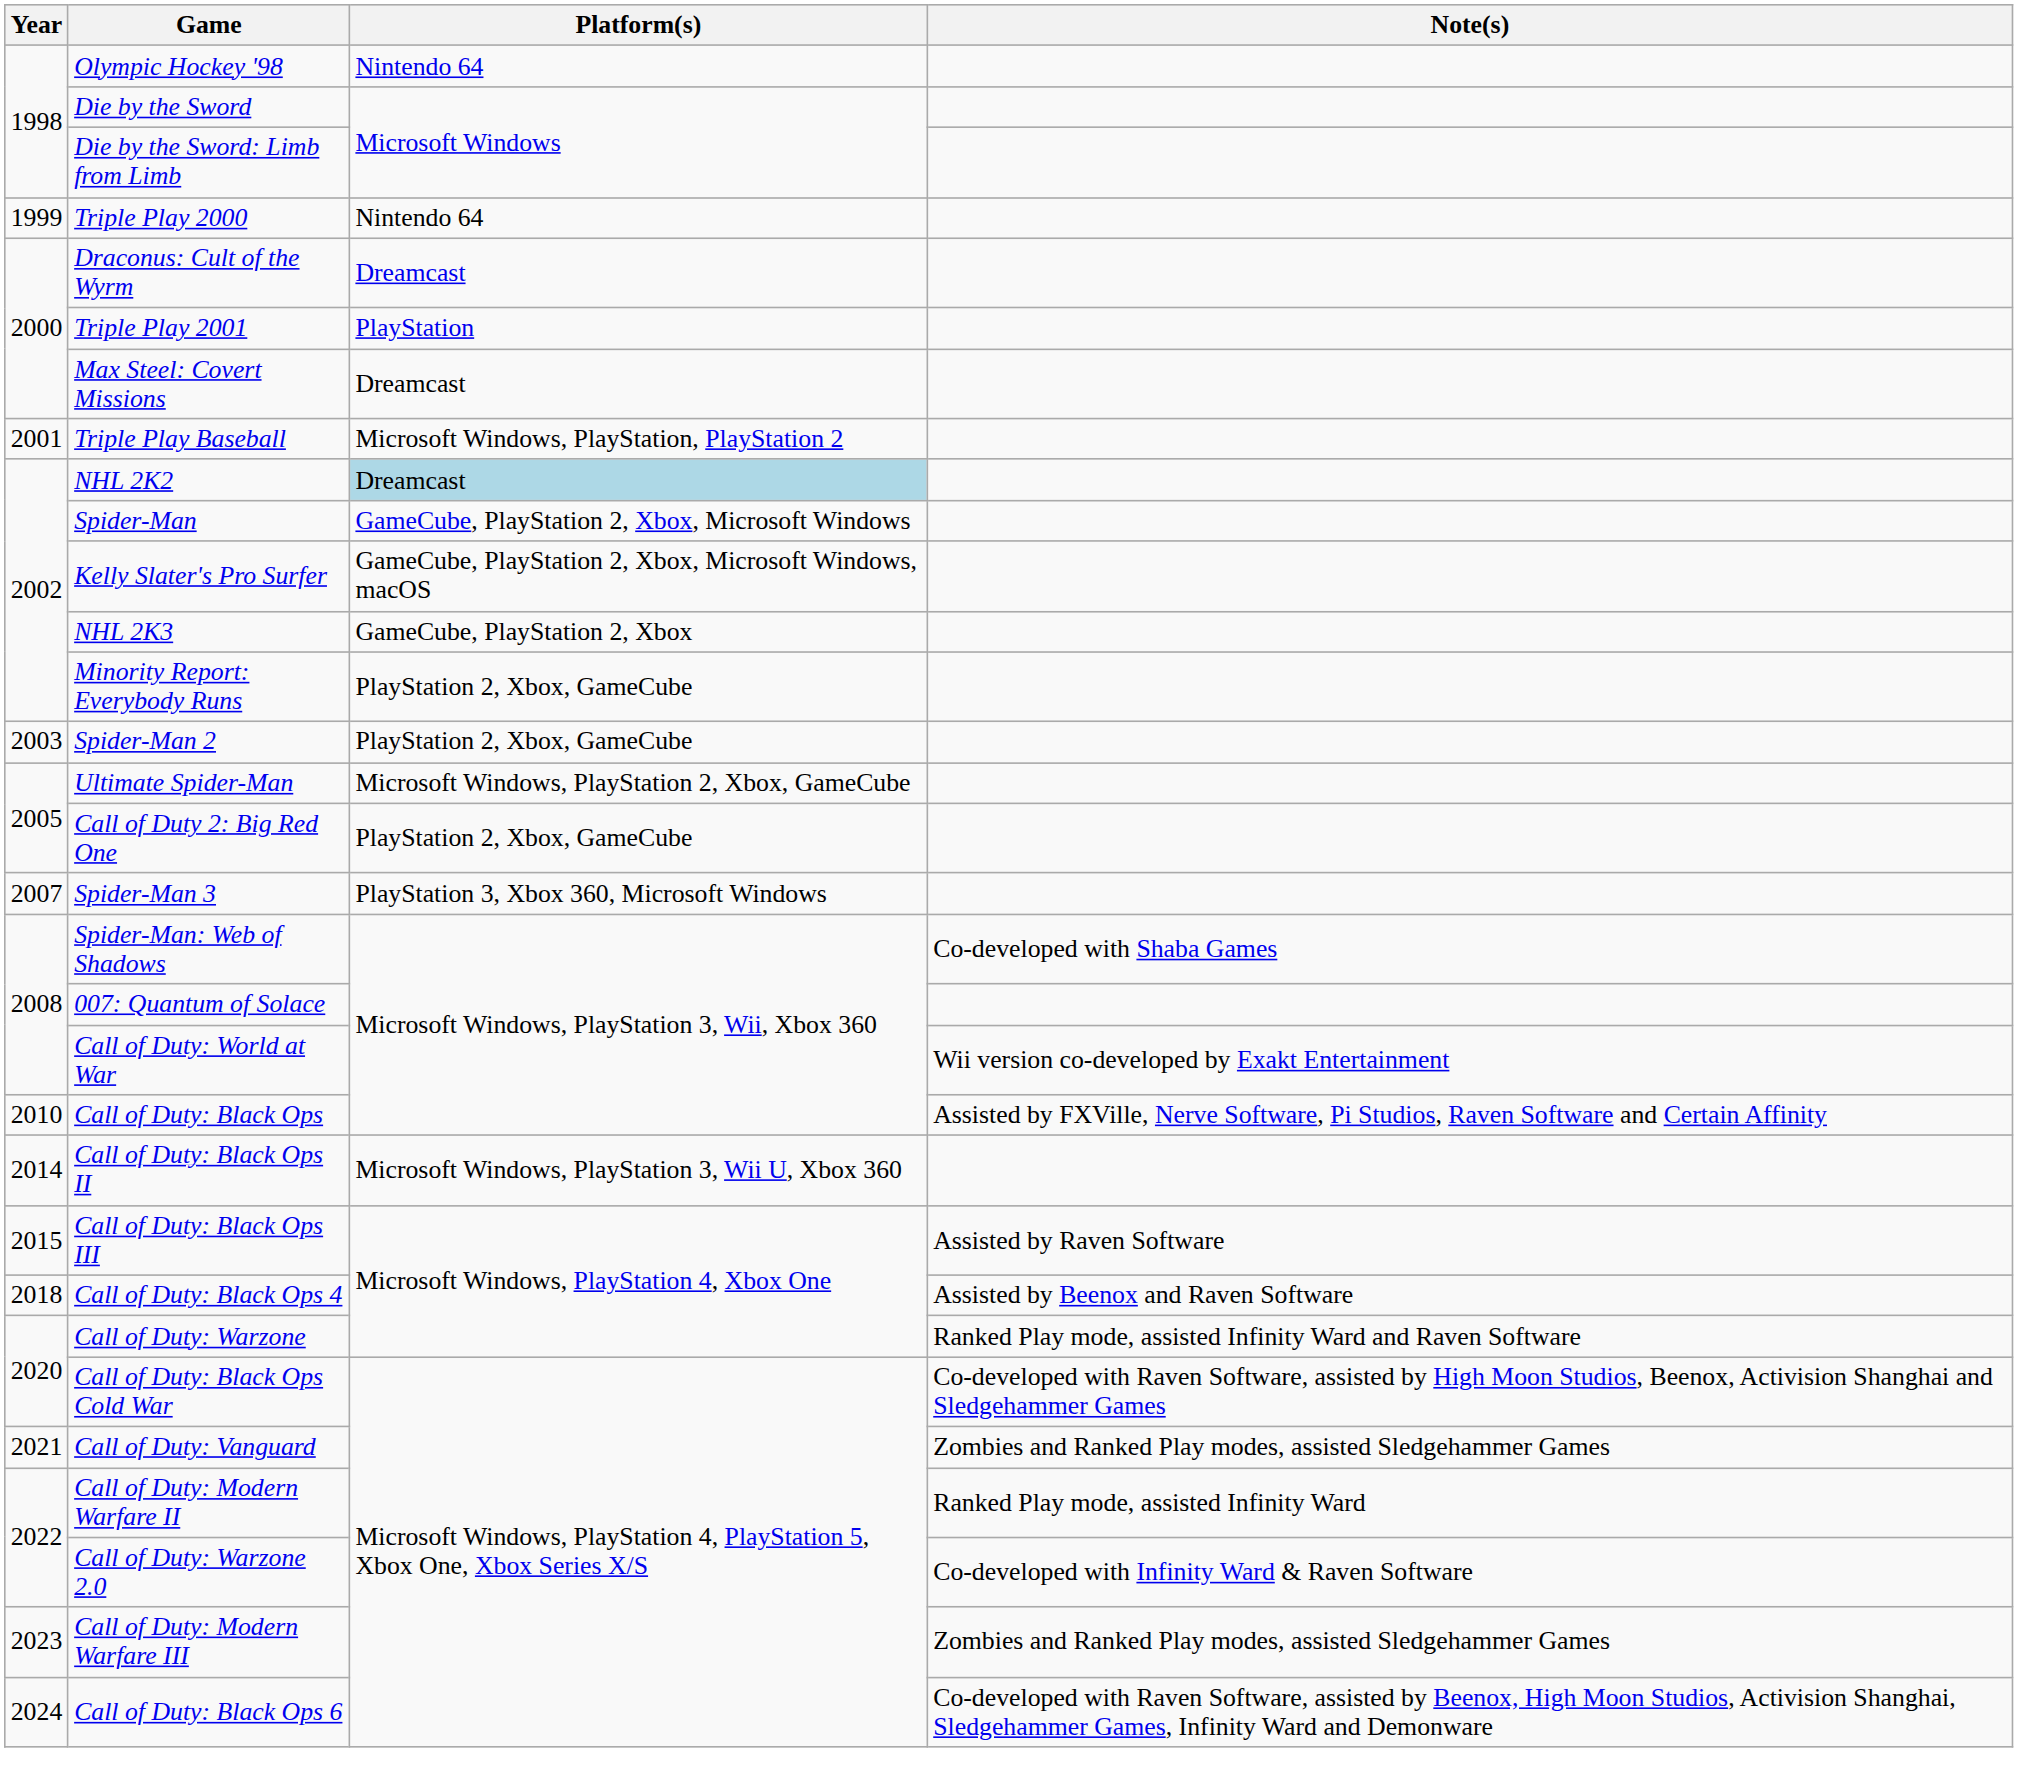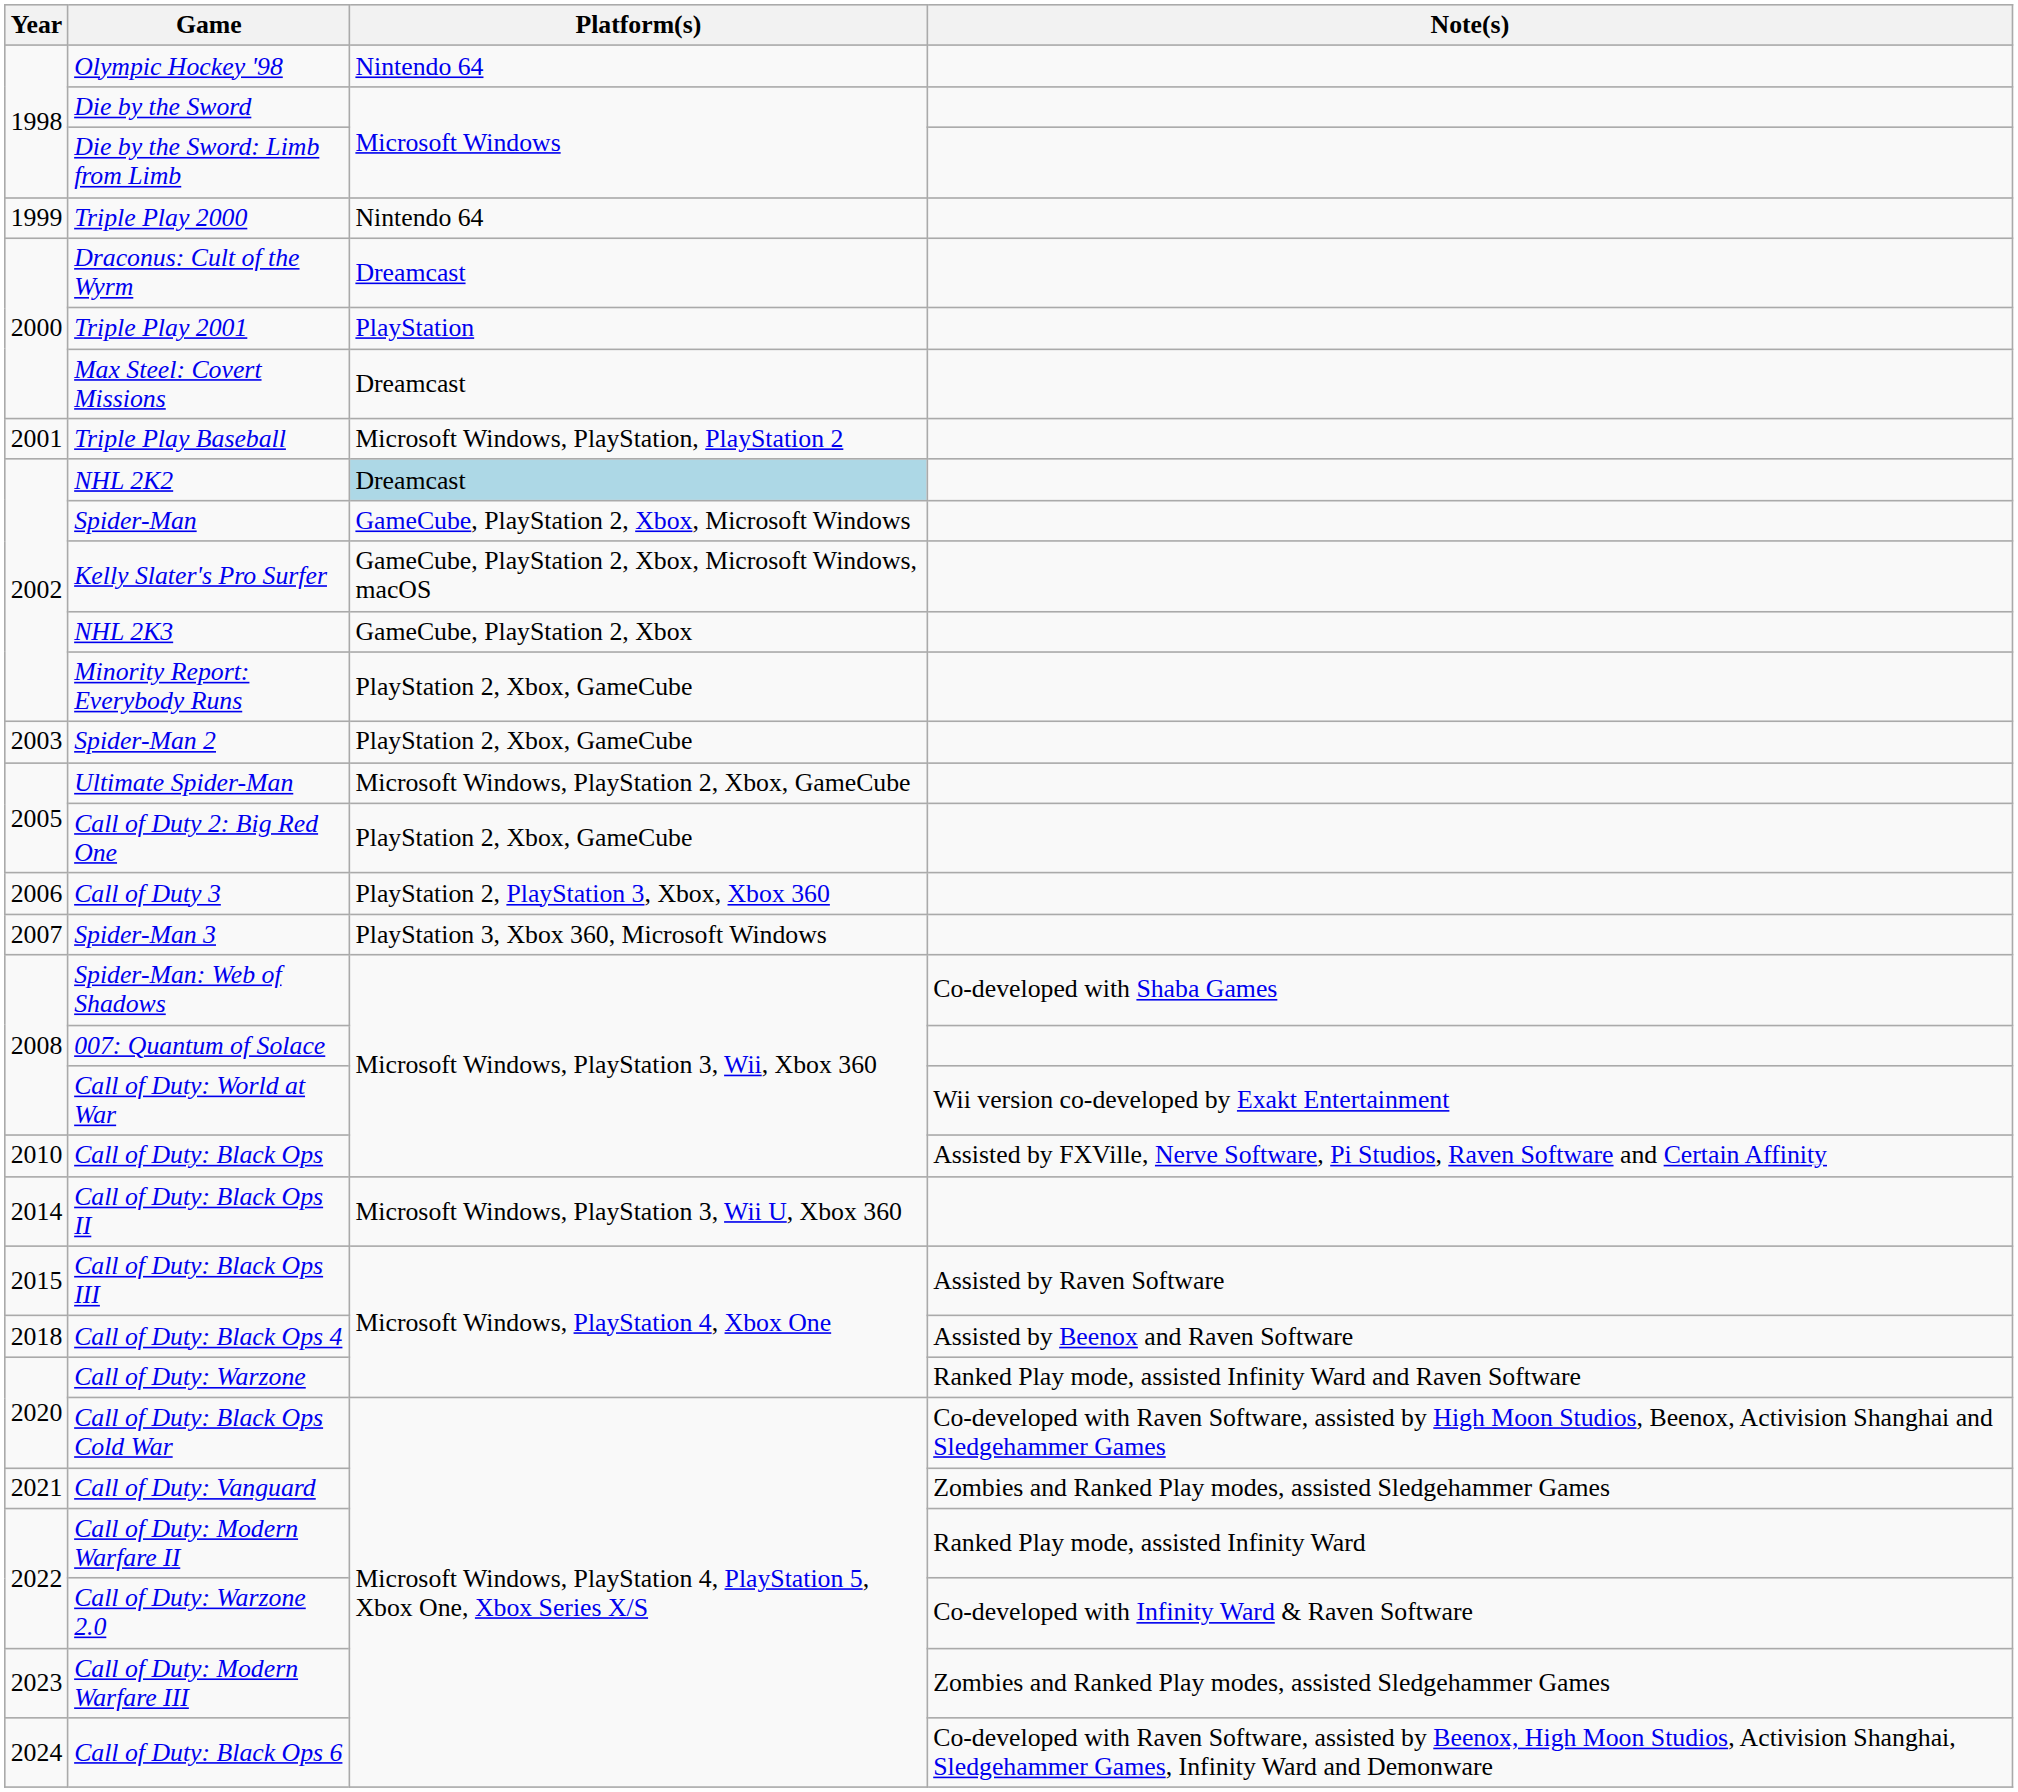+ row: (147, 893)
